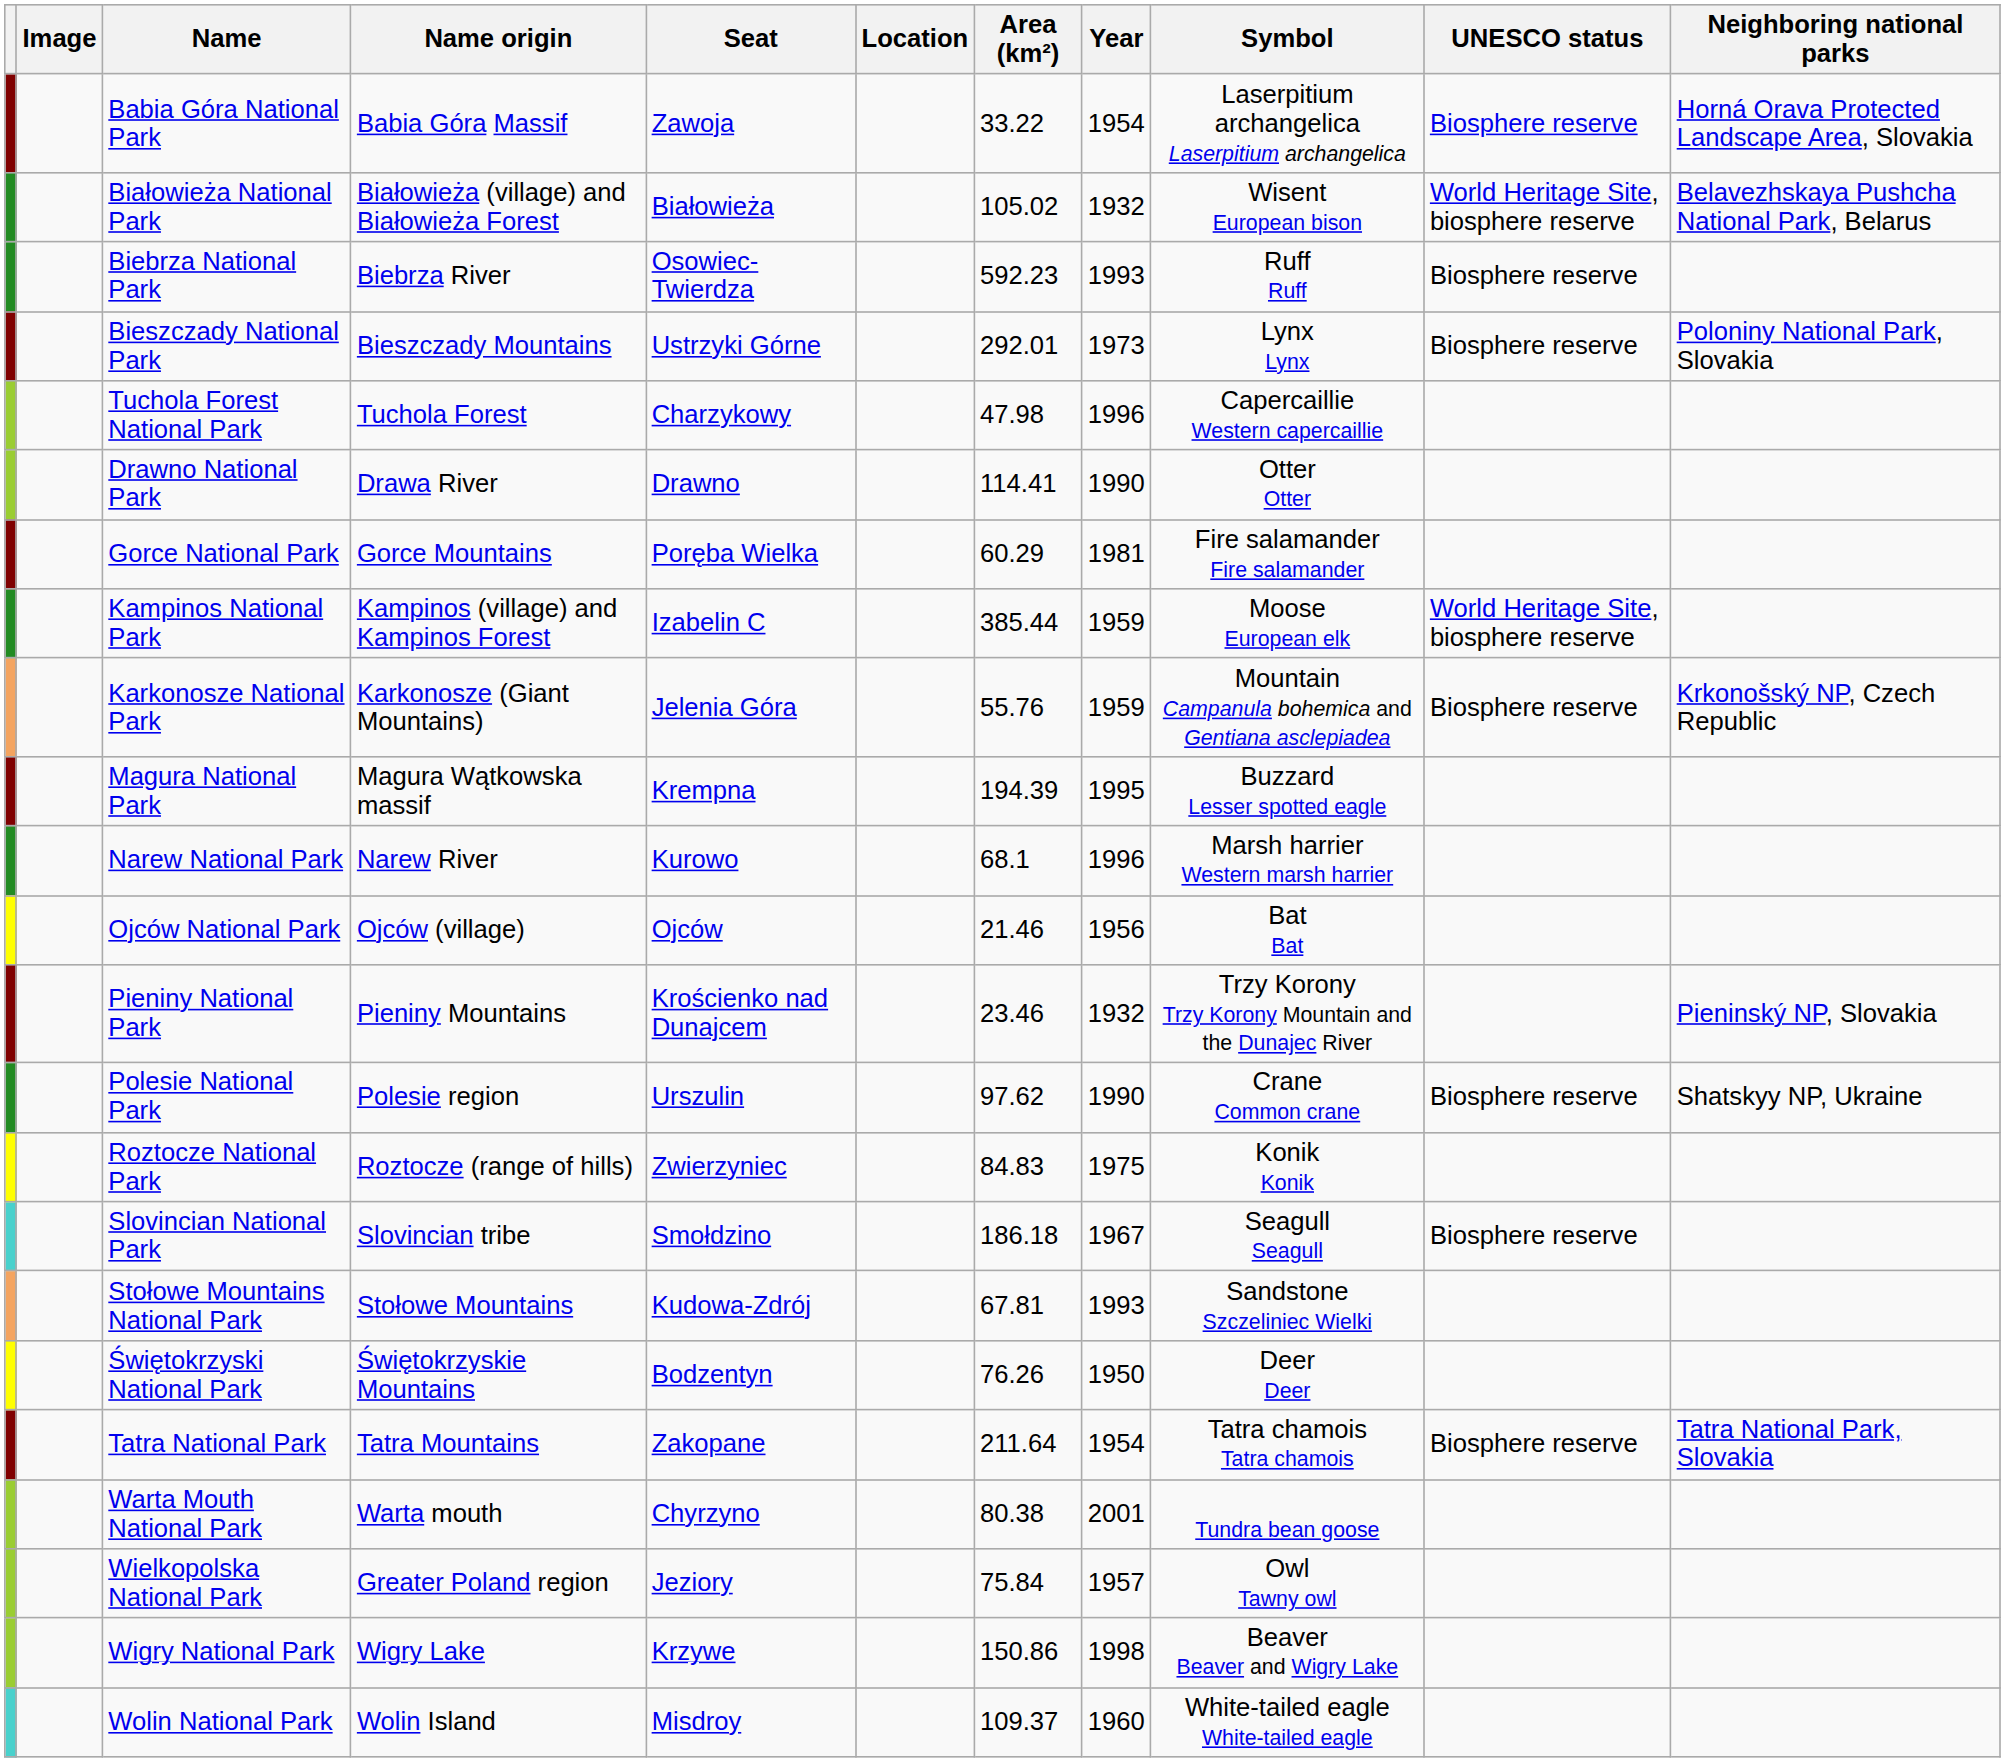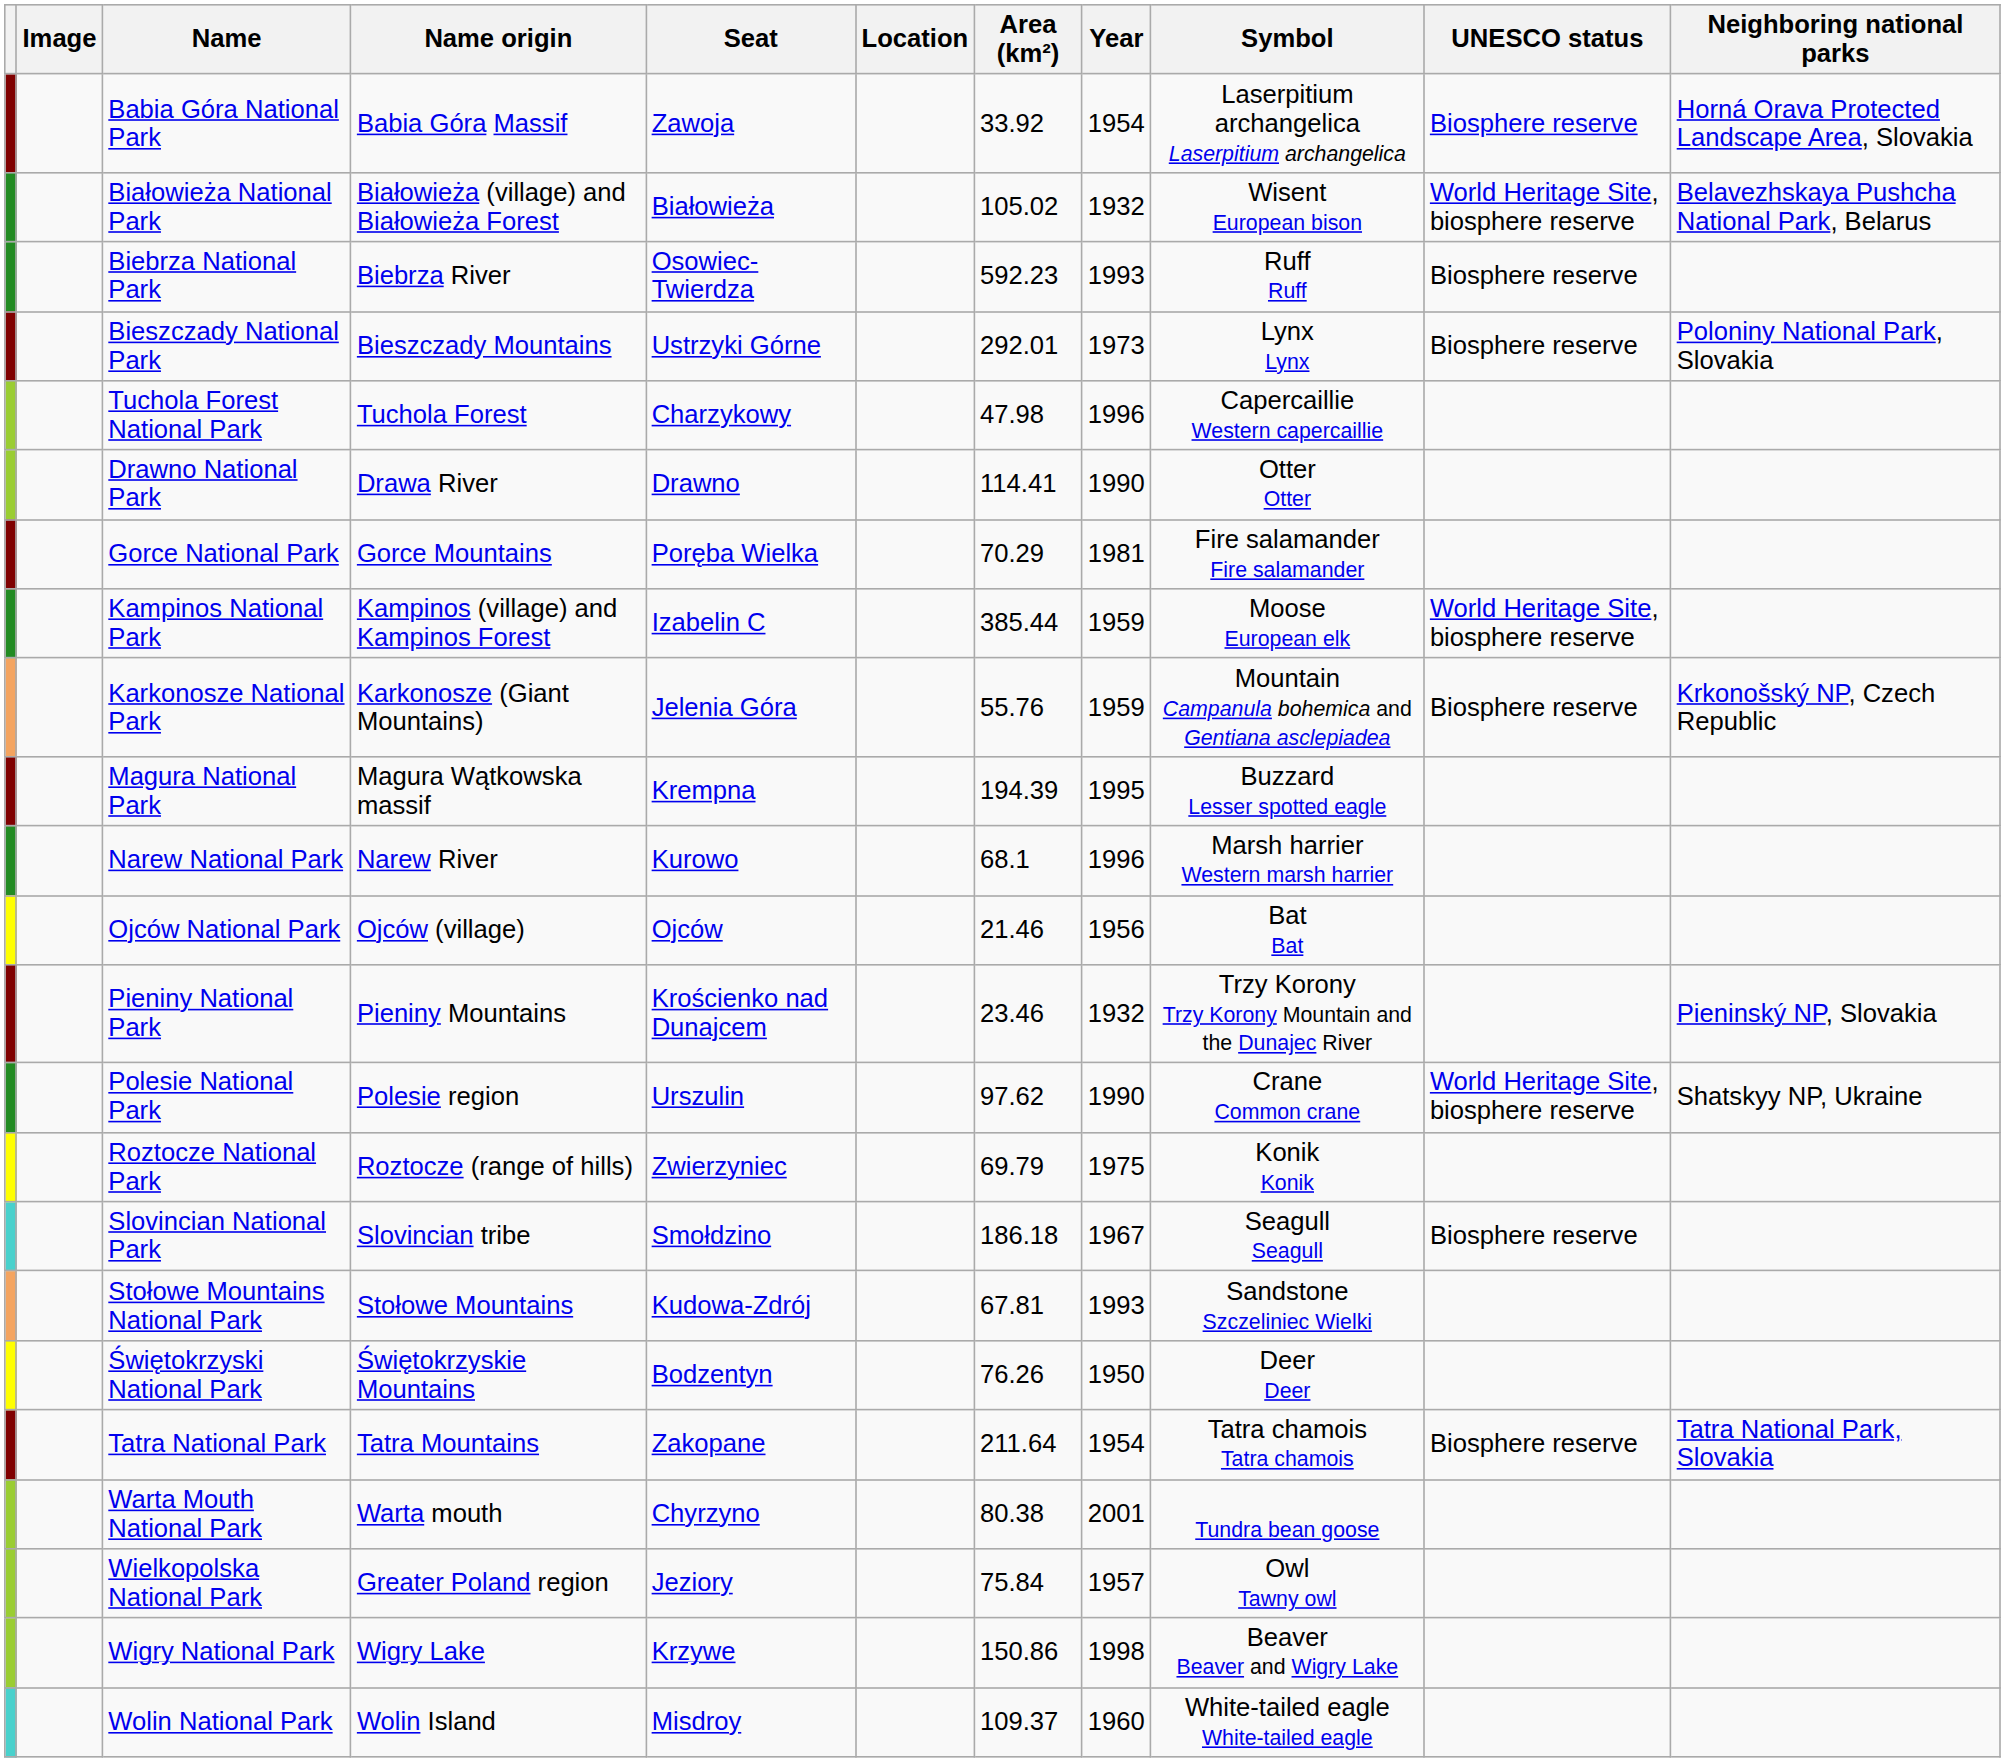(1012, 123) 33.22 -> (1012, 123) 33.92
(1012, 553) 60.29 -> (1012, 553) 70.29
(1534, 1097) Biosphere reserve -> (1544, 1097) World Heritage Site, biosphere reserve
(1012, 1166) 84.83 -> (1012, 1166) 69.79
